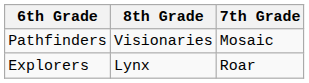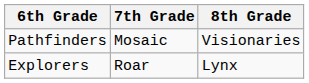columns swapped: (260, 17) <-> (163, 17)
